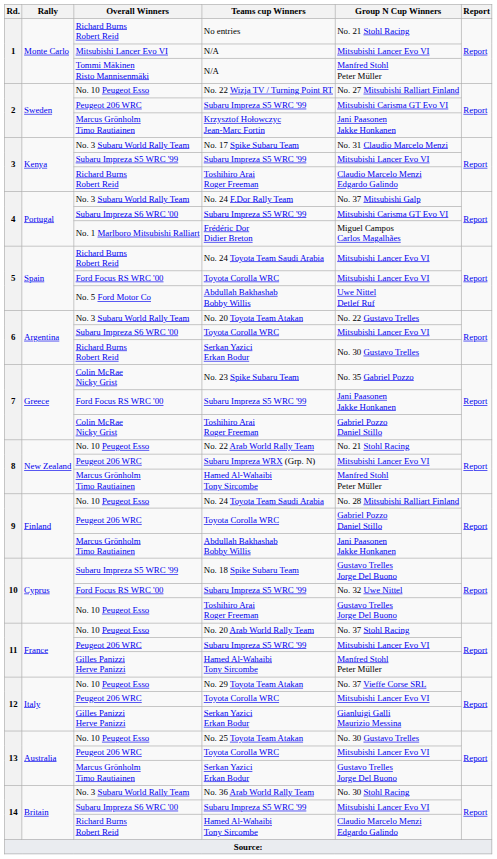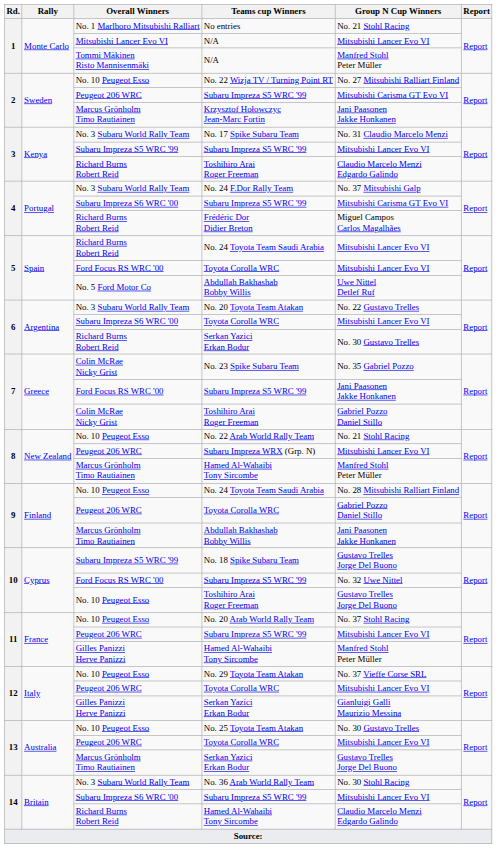(101, 31) Richard Burns Robert Reid -> (138, 25) No. 1 Marlboro Mitsubishi Ralliart
(138, 233) No. 1 Marlboro Mitsubishi Ralliart -> (101, 222) Richard Burns Robert Reid
